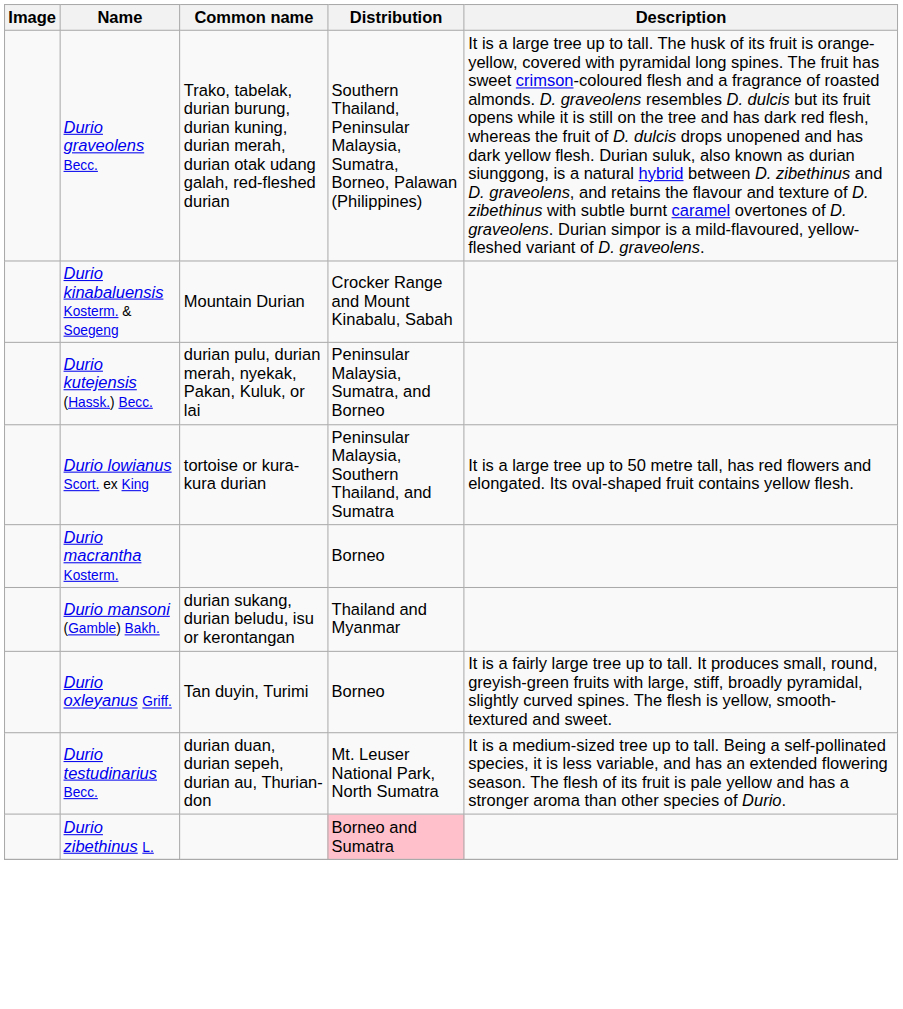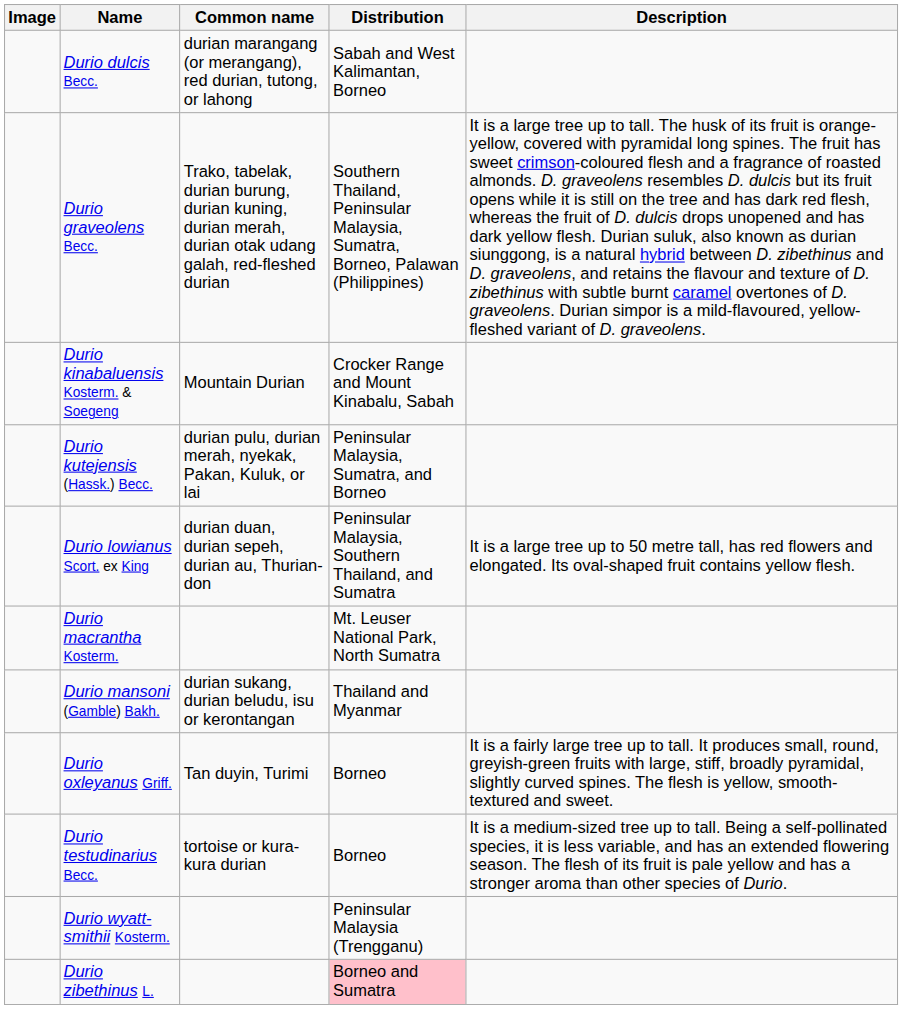+ row: (107, 71)
(242, 474) tortoise or kura-kura durian -> (253, 556) durian duan, durian sepeh, durian au, Thurian-don
(358, 556) Borneo -> (387, 637) Mt. Leuser National Park, North Sumatra
(253, 773) durian duan, durian sepeh, durian au, Thurian-don -> (241, 855) tortoise or kura-kura durian
(385, 773) Mt. Leuser National Park, North Sumatra -> (360, 855) Borneo
+ row: (117, 927)
